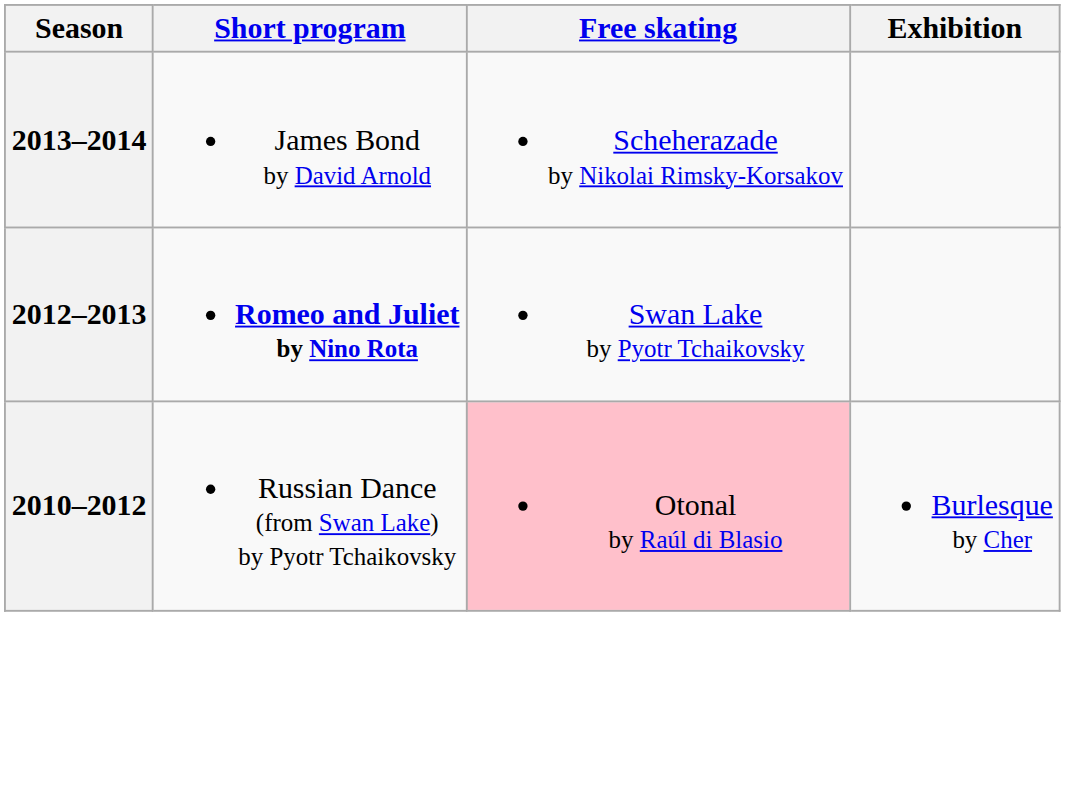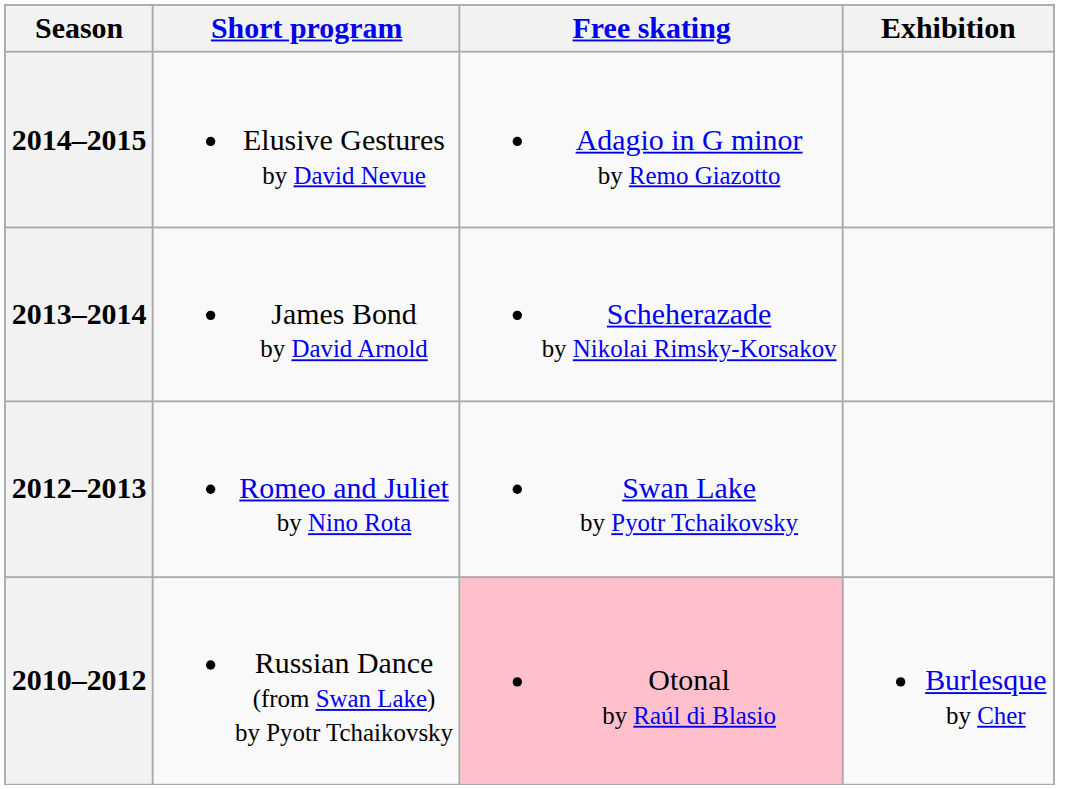+ row: (79, 139)
(310, 331) bold -> (307, 506) normal
